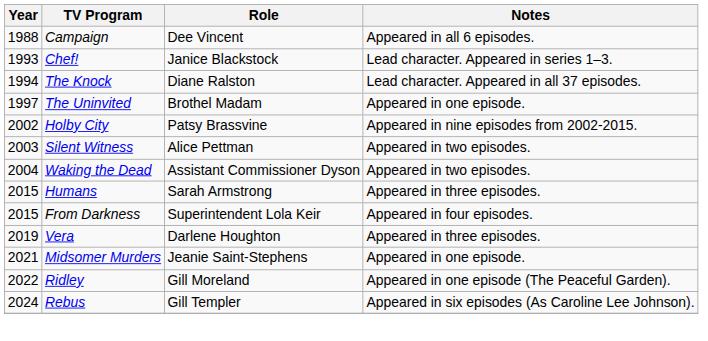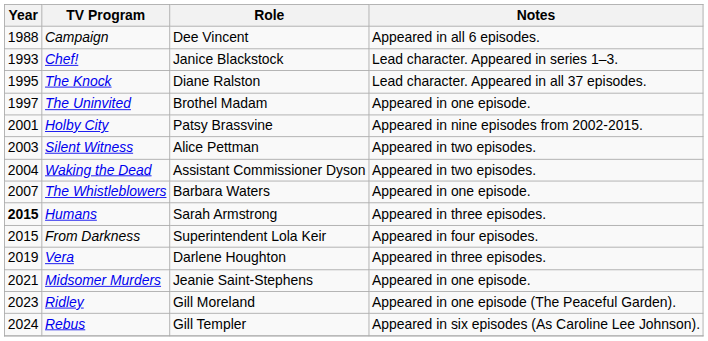(23, 81) 1994 -> (23, 81) 1995
(23, 125) 2002 -> (23, 125) 2001
+ row: (106, 192)
(23, 192) normal -> (23, 214) bold
(23, 280) 2022 -> (23, 302) 2023
